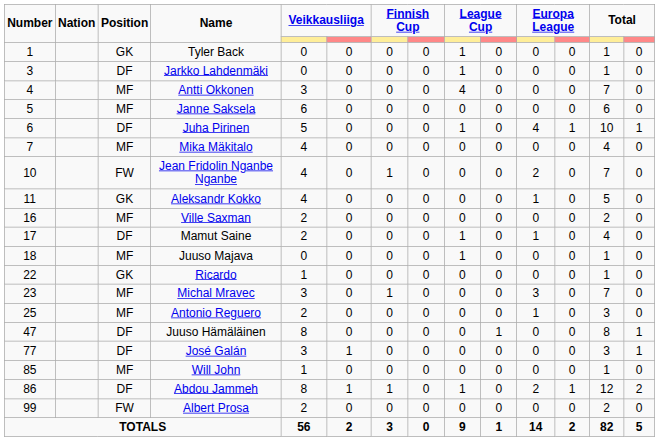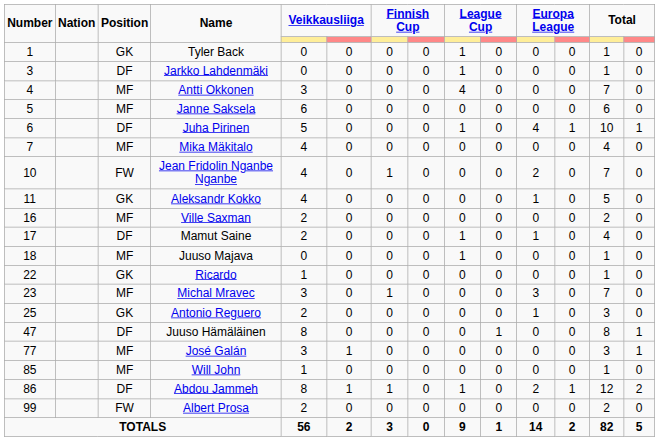(125, 312) MF -> (125, 312) GK
(125, 351) DF -> (125, 351) MF
